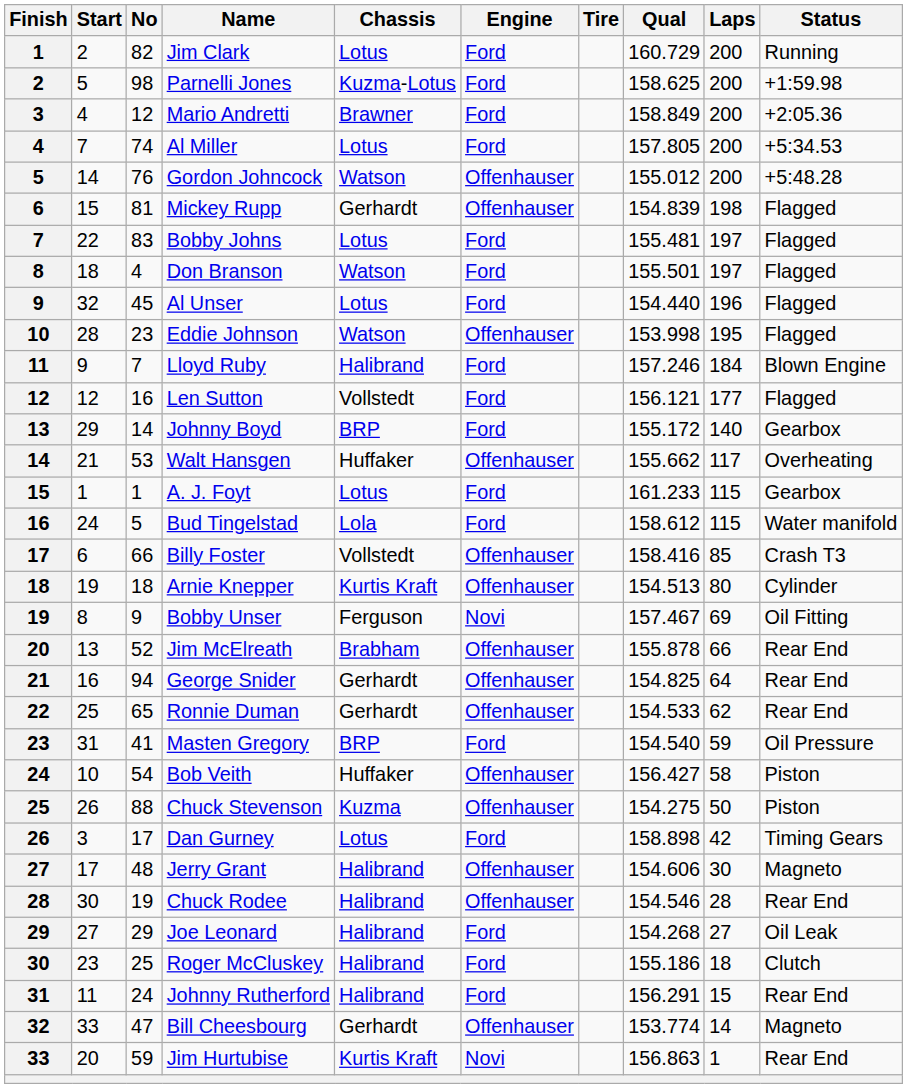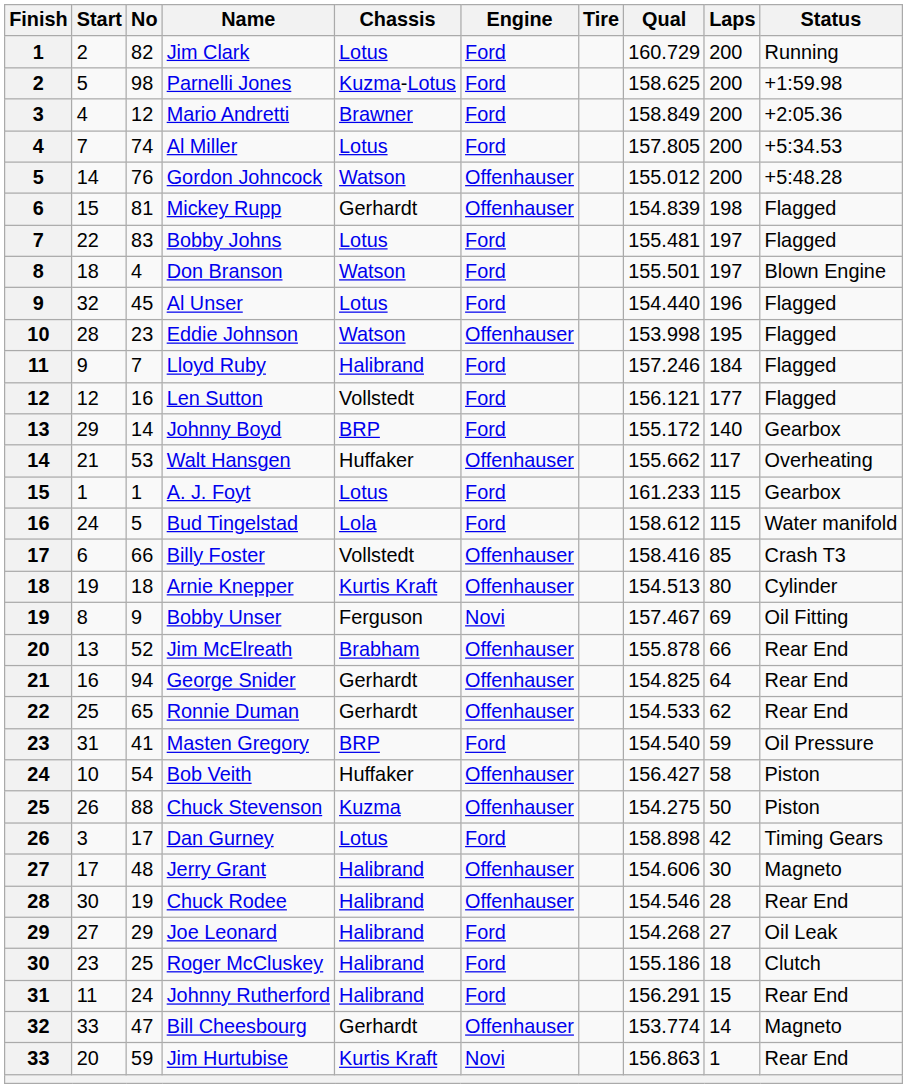(800, 271) Flagged -> (825, 271) Blown Engine
(825, 366) Blown Engine -> (800, 366) Flagged
